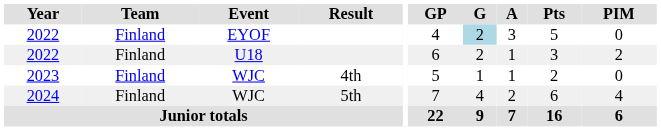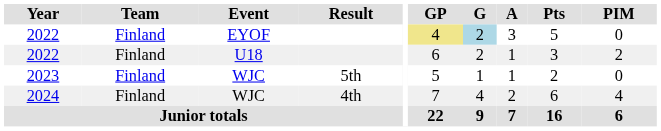(436, 34) no background -> (436, 34) khaki background
(351, 75) 4th -> (351, 75) 5th
(351, 95) 5th -> (351, 95) 4th
